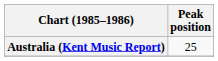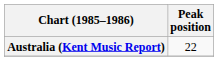(191, 46) 25 -> (191, 46) 22
